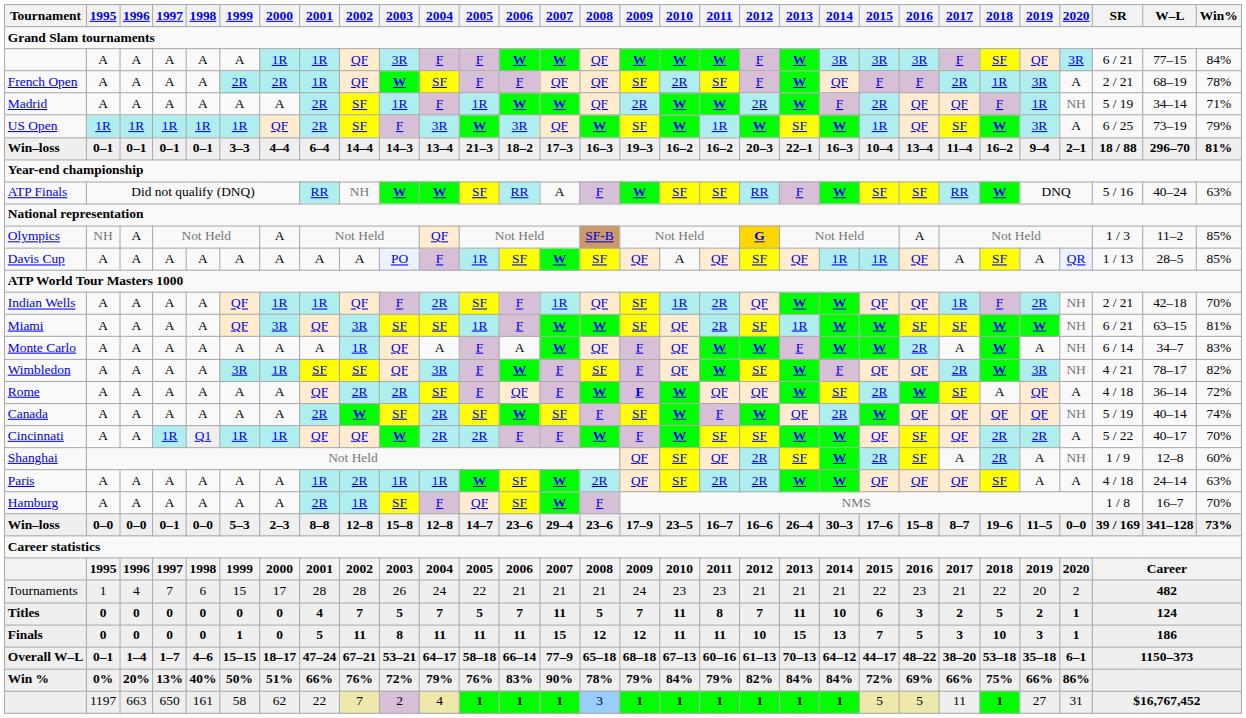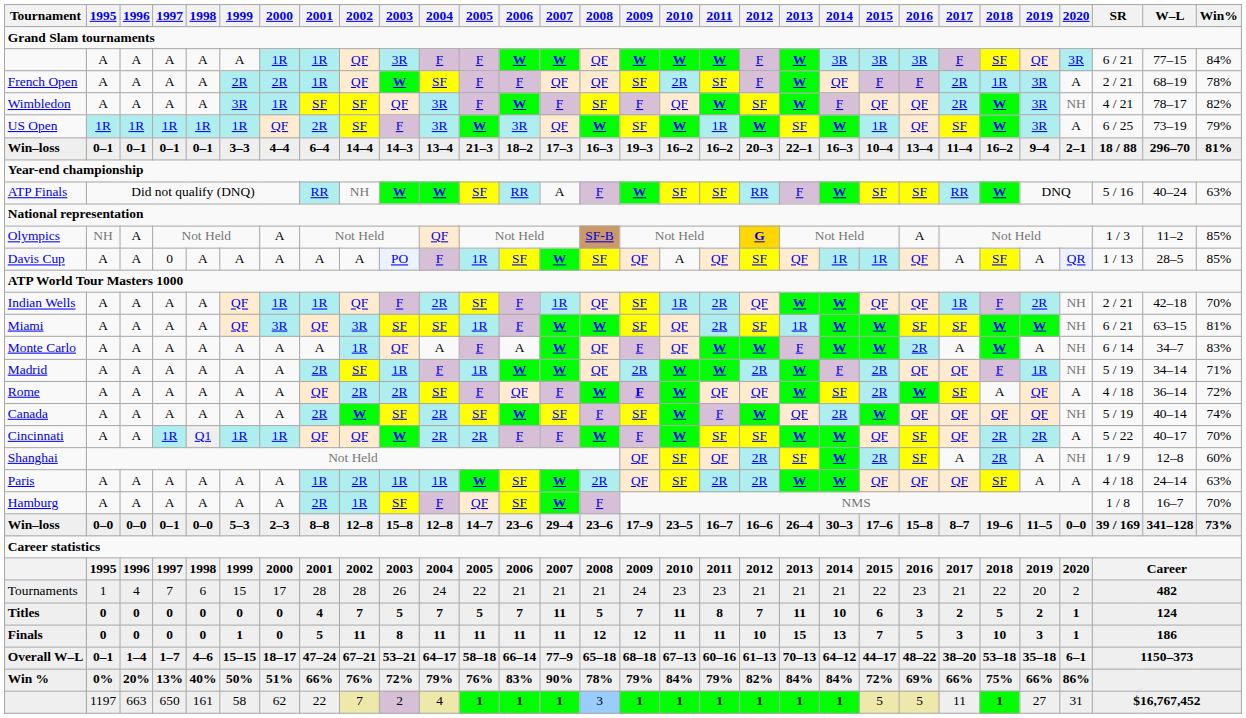rows swapped: (39, 369) <-> (28, 103)
(170, 259) A -> (170, 259) 0
(560, 635) 15 -> (560, 635) 11
